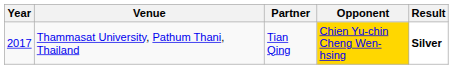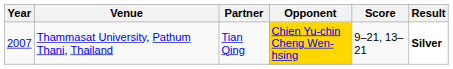+ column: (380, 13)
(19, 43) 2017 -> (19, 43) 2007
